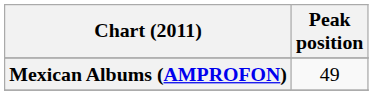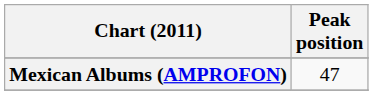(330, 74) 49 -> (330, 74) 47
